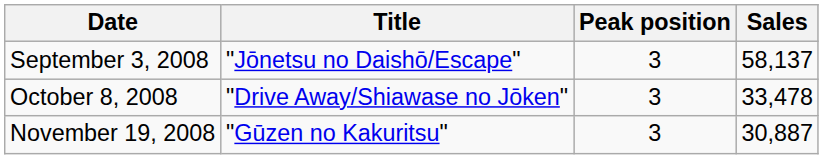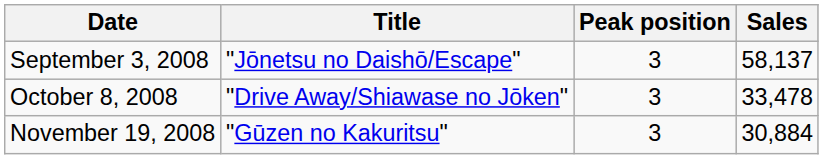(777, 134) 30,887 -> (777, 134) 30,884
